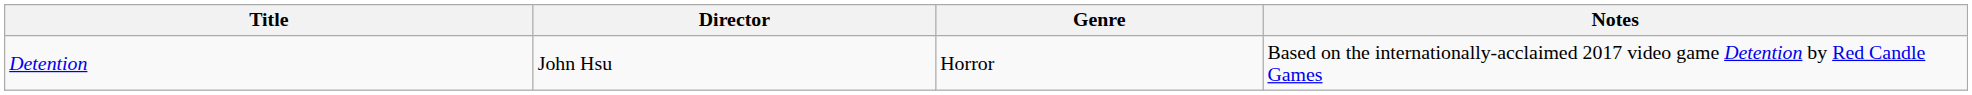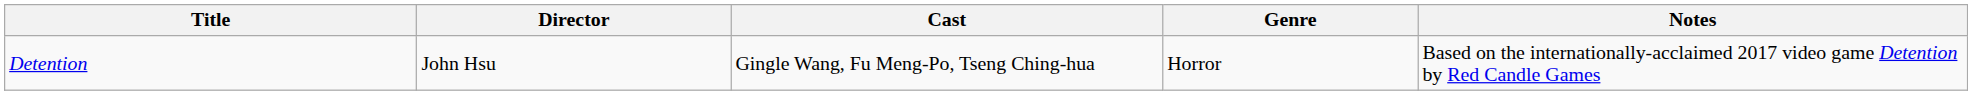+ column: (947, 20)
